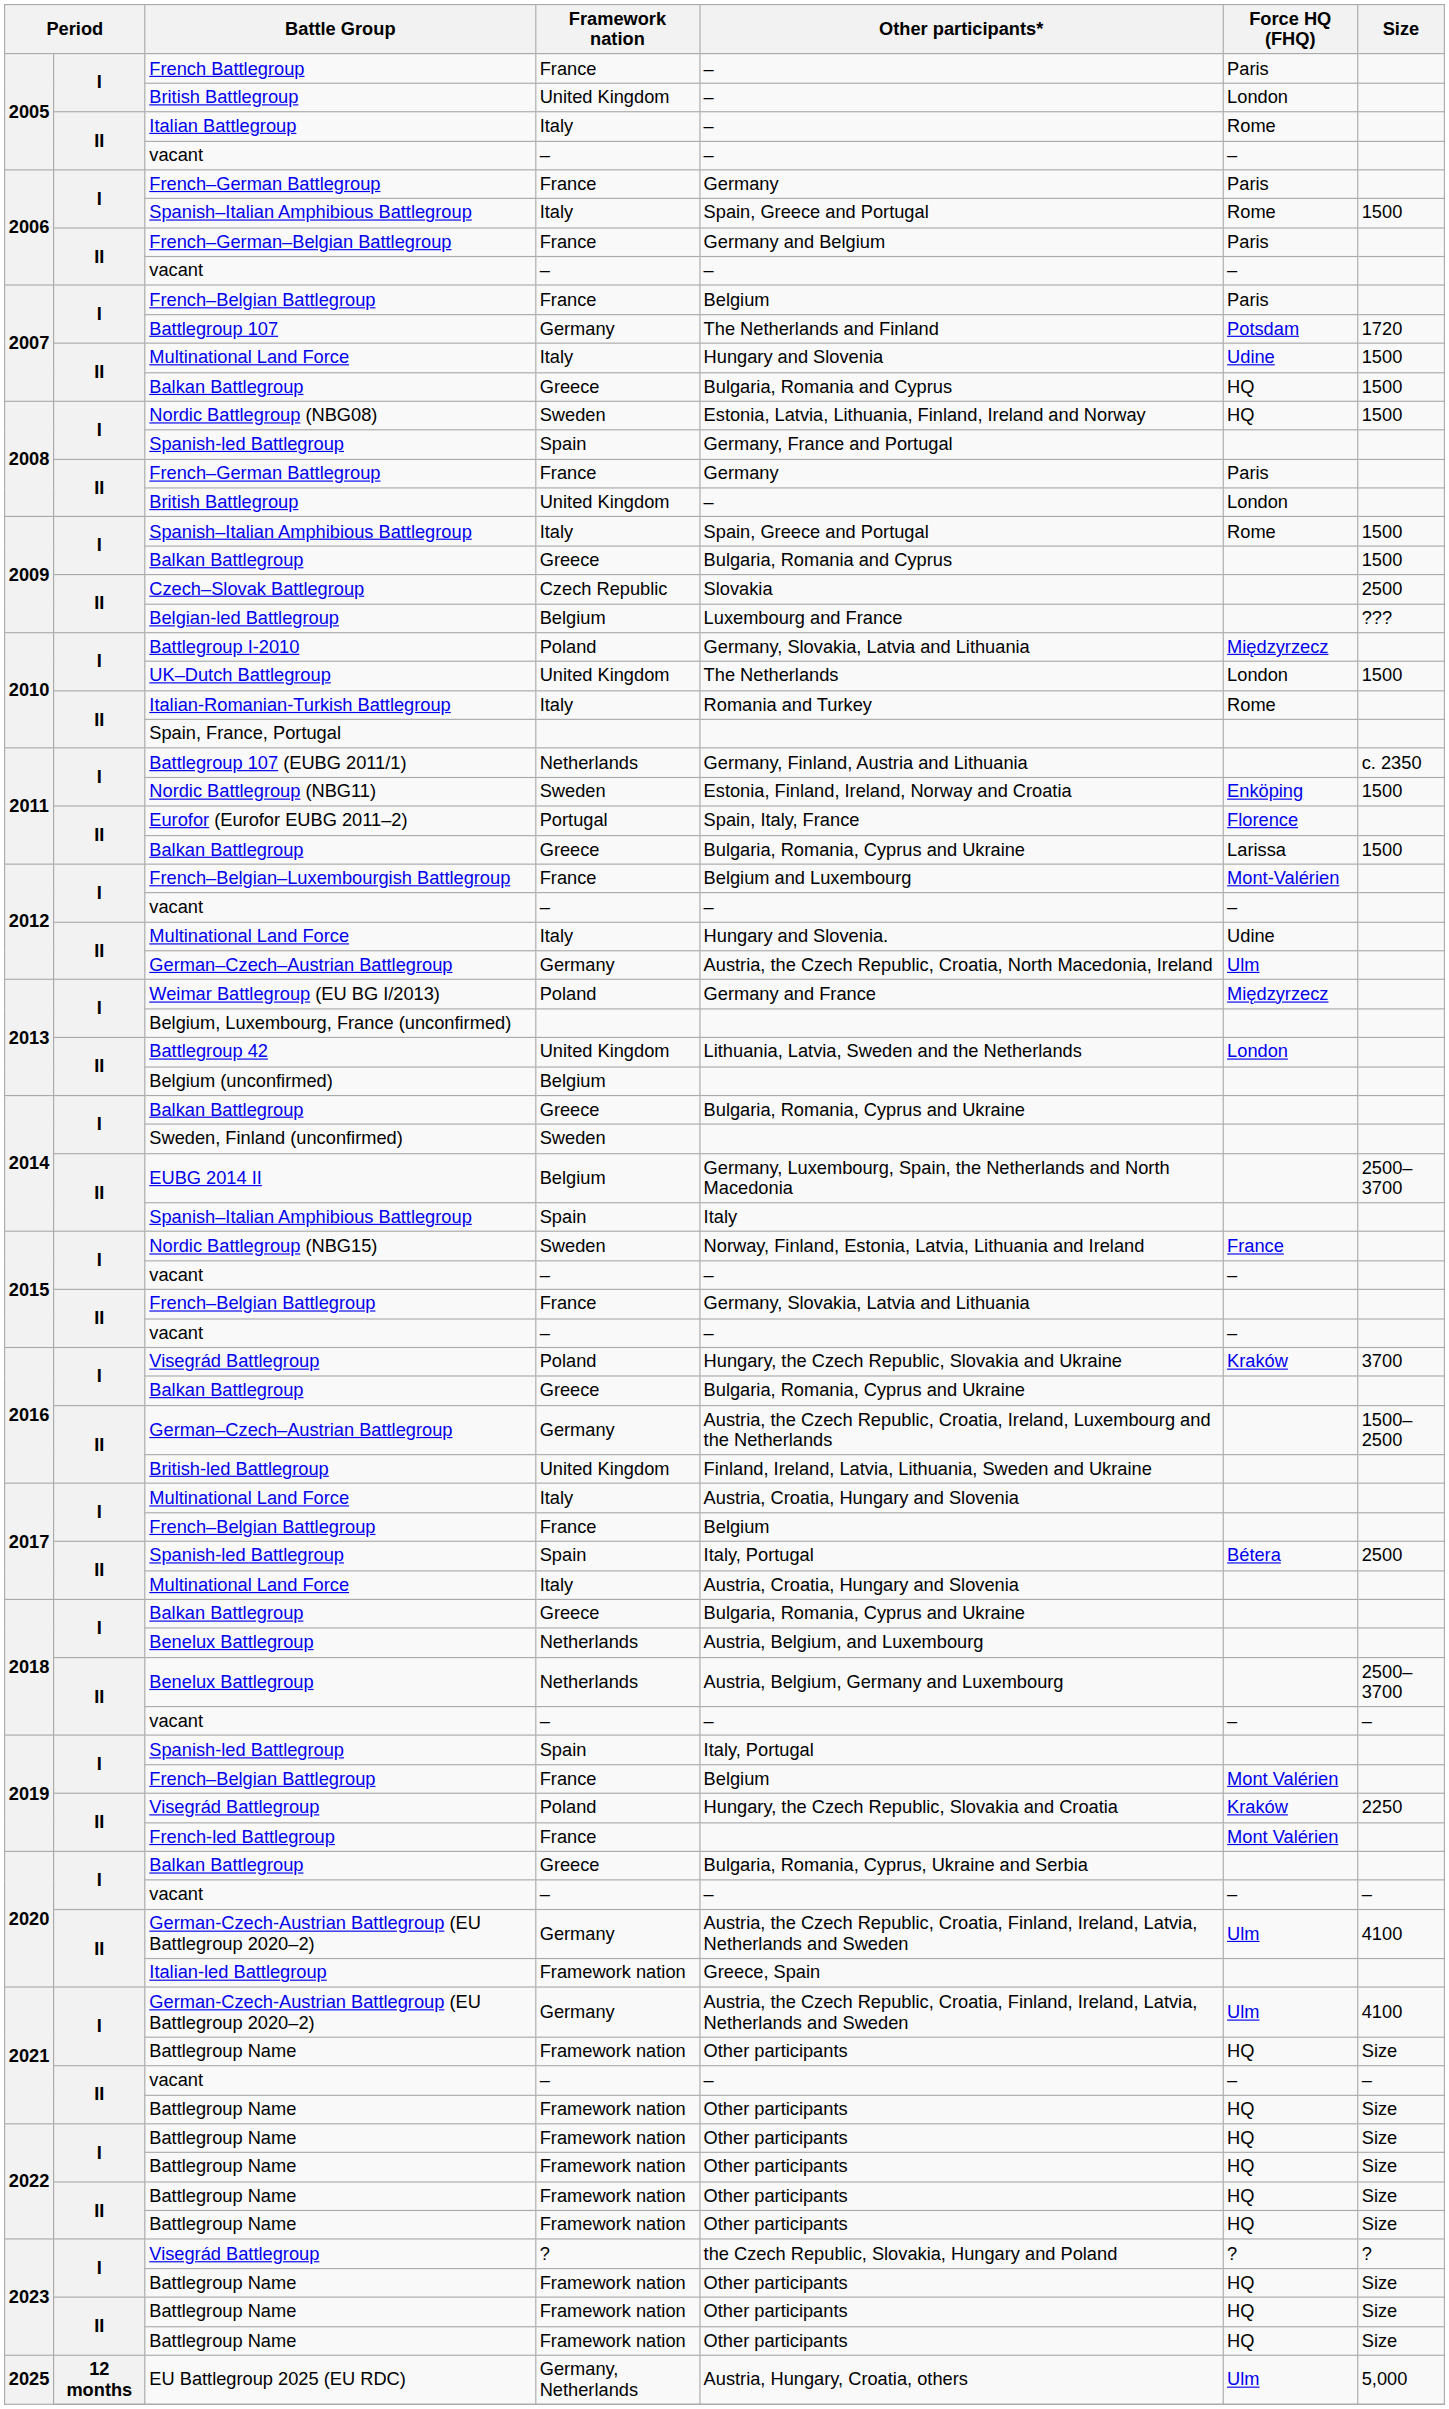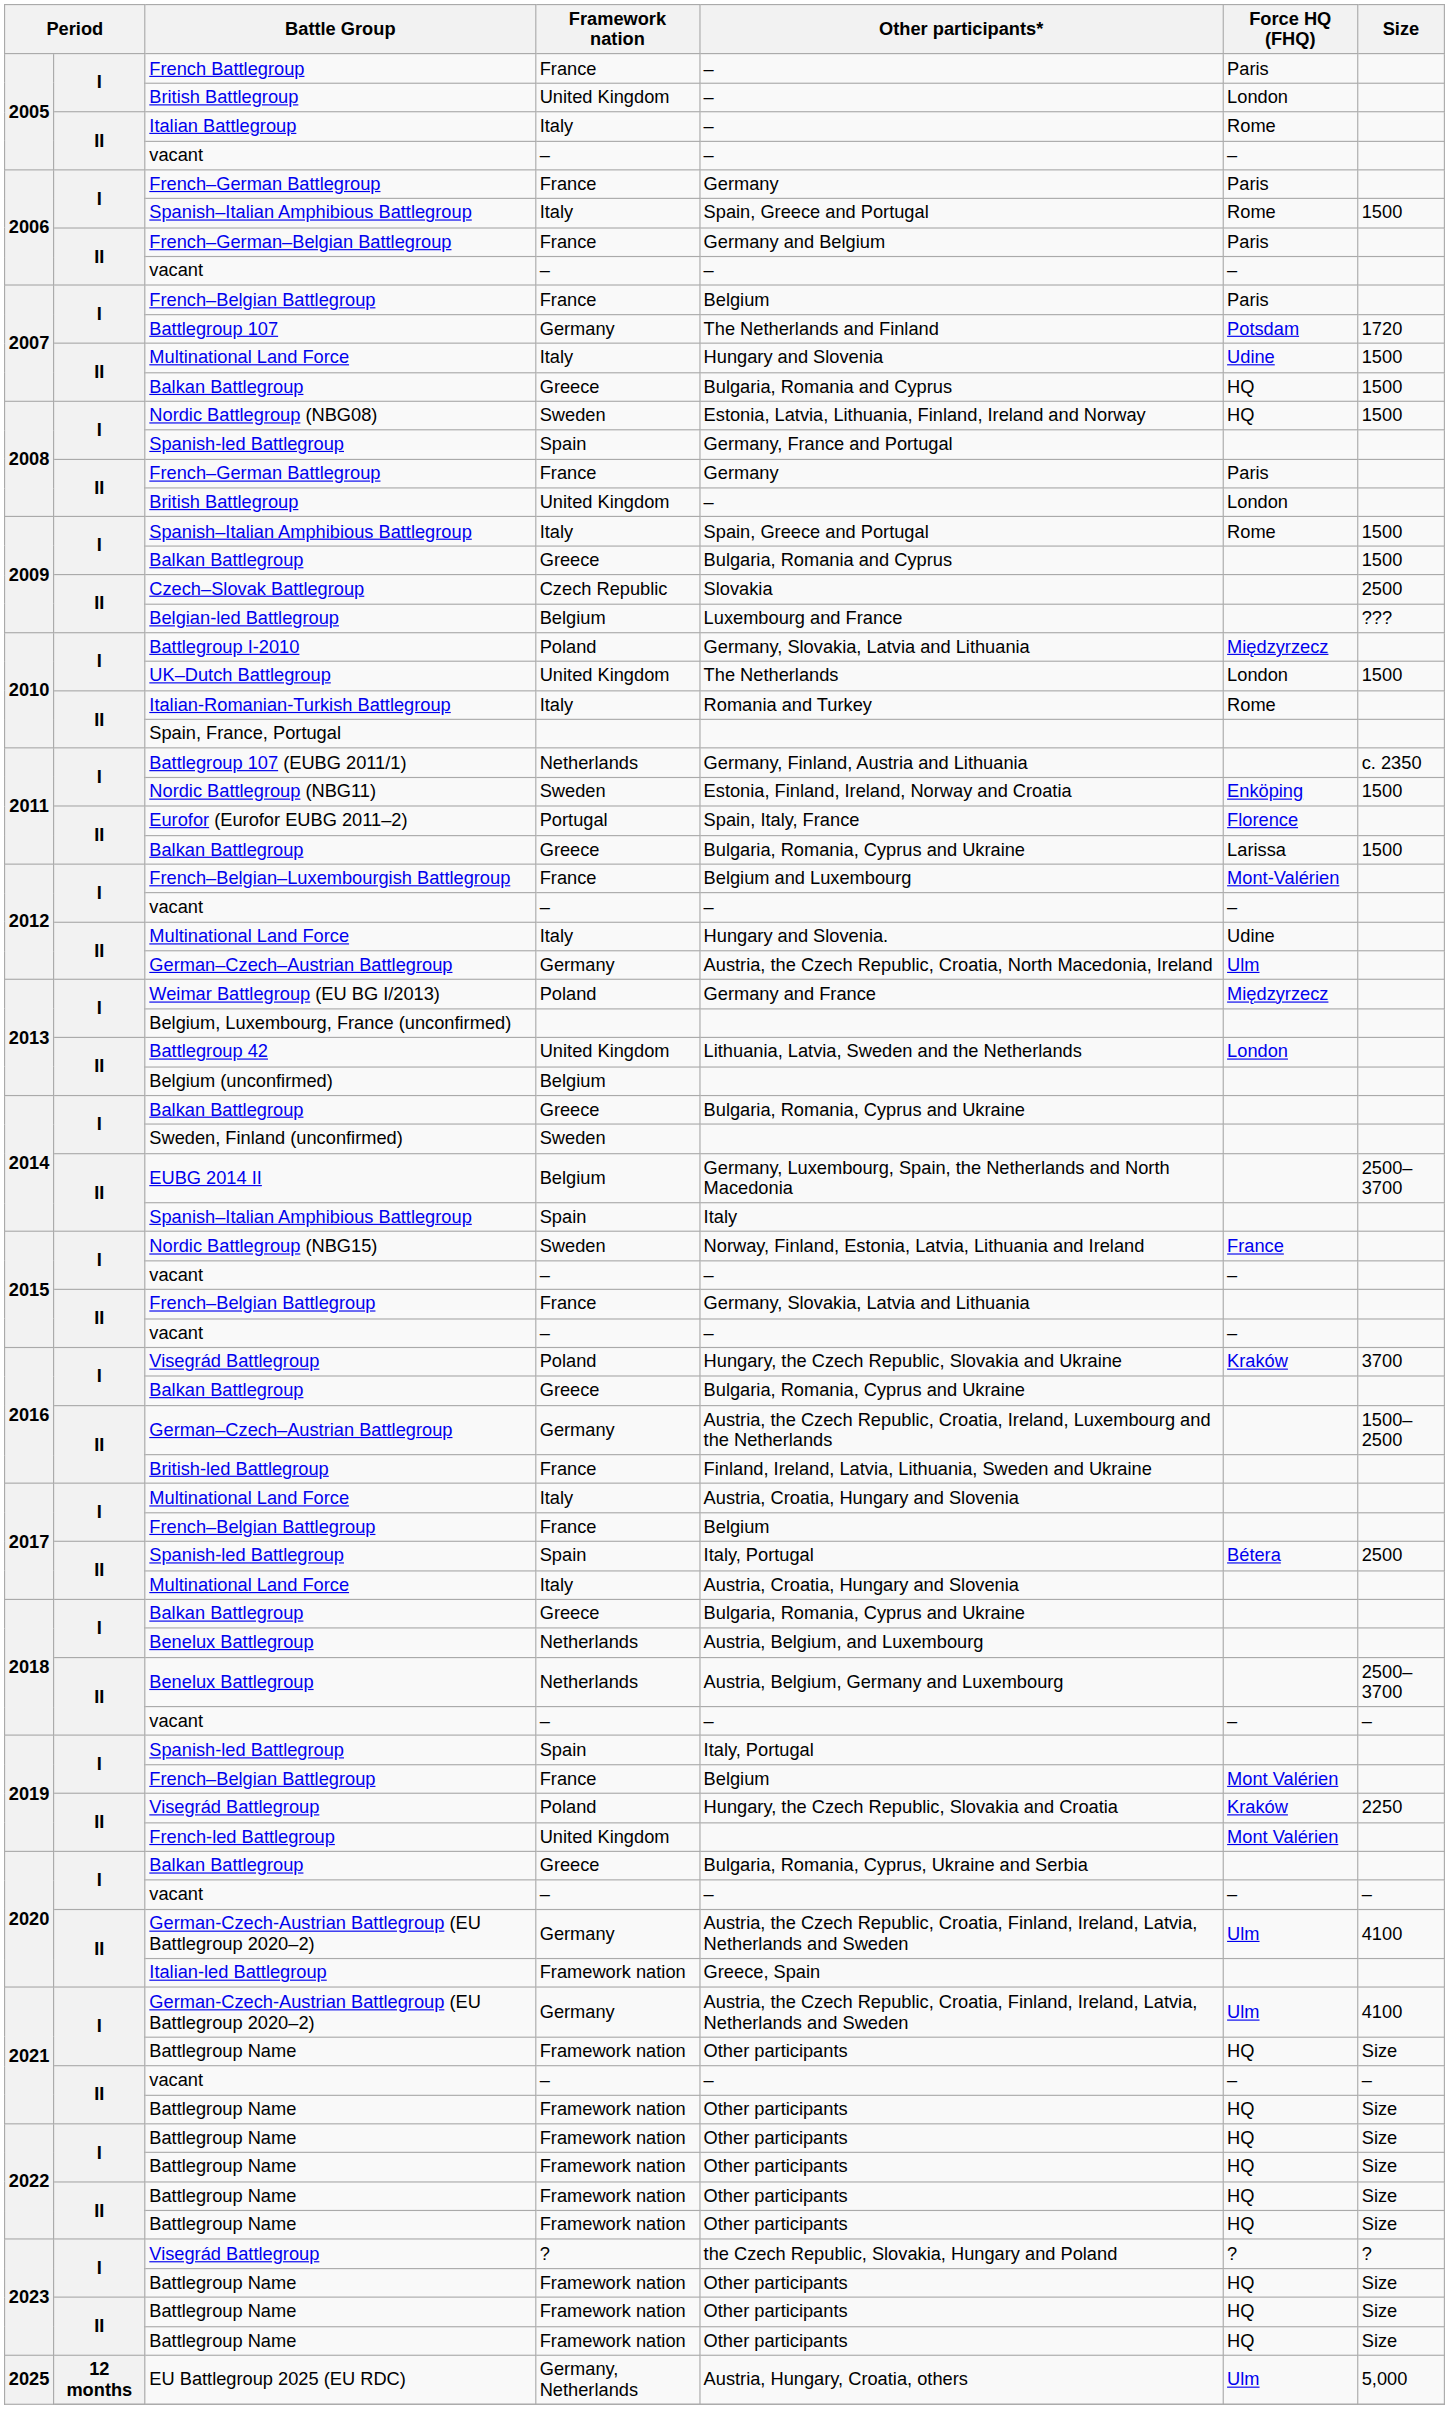(605, 1469) United Kingdom -> (568, 1469) France
(568, 1836) France -> (605, 1836) United Kingdom
